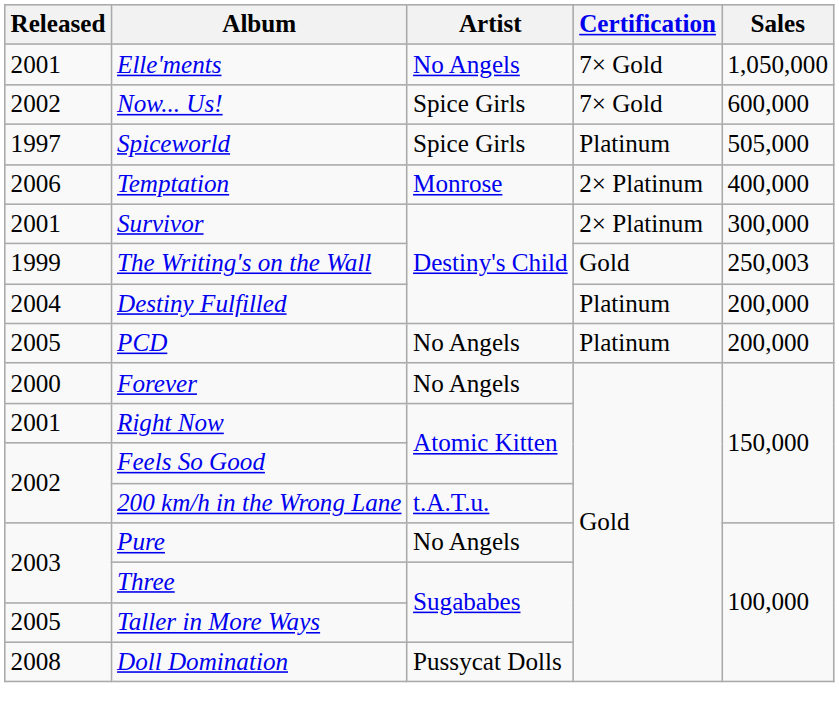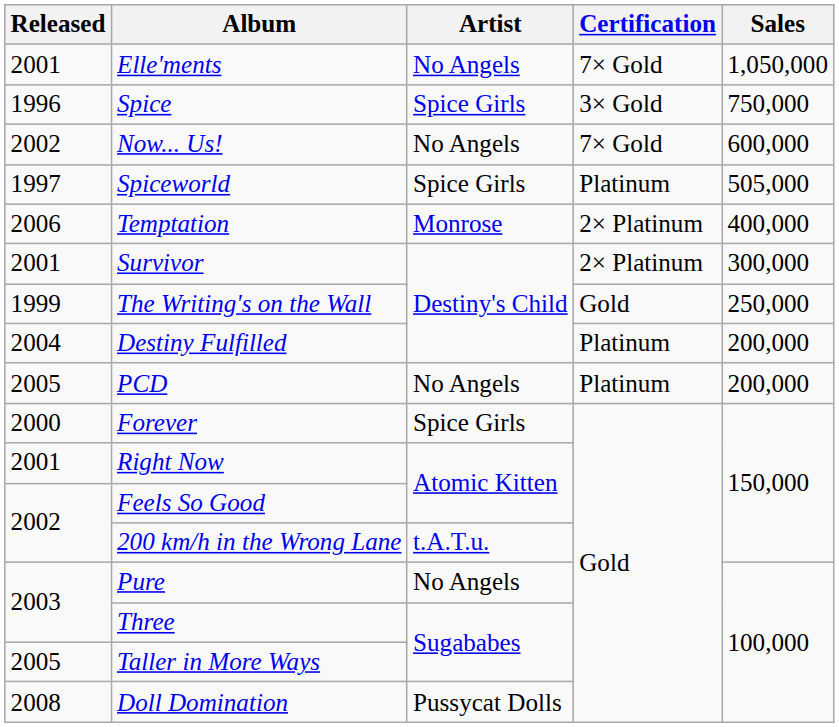+ row: (144, 104)
(469, 104) Spice Girls -> (466, 143) No Angels
(768, 263) 250,003 -> (768, 303) 250,000
(466, 382) No Angels -> (469, 422) Spice Girls
